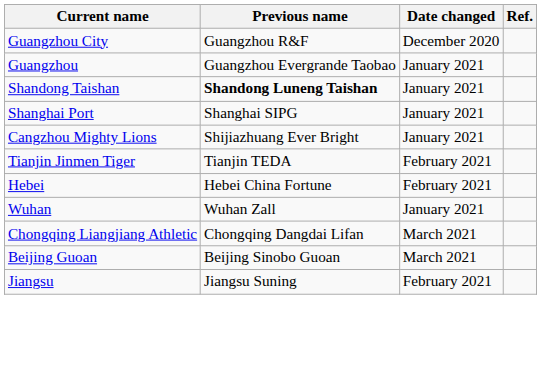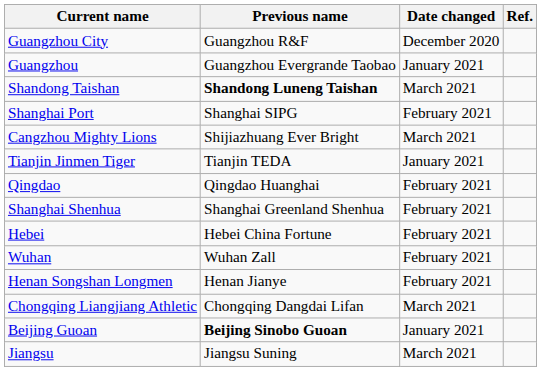(444, 88) January 2021 -> (440, 88) March 2021
(444, 112) January 2021 -> (447, 112) February 2021
(444, 137) January 2021 -> (440, 137) March 2021
(447, 161) February 2021 -> (444, 161) January 2021
+ row: (34, 185)
+ row: (64, 209)
(444, 209) January 2021 -> (447, 257) February 2021
+ row: (90, 281)
(272, 257) normal -> (276, 329) bold
(440, 257) March 2021 -> (444, 329) January 2021
(447, 281) February 2021 -> (440, 354) March 2021
